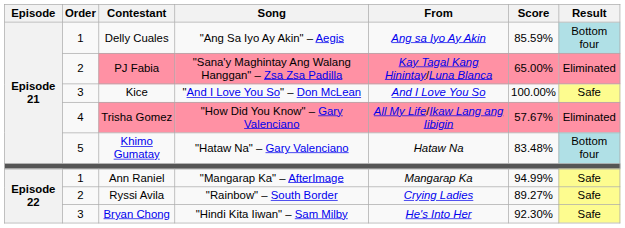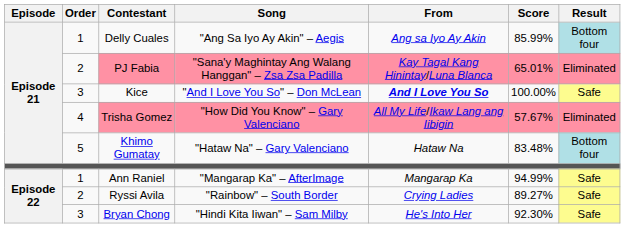(534, 37) 85.59% -> (534, 37) 85.99%
(534, 68) 65.00% -> (534, 68) 65.01%
(439, 93) normal -> (439, 93) bold
